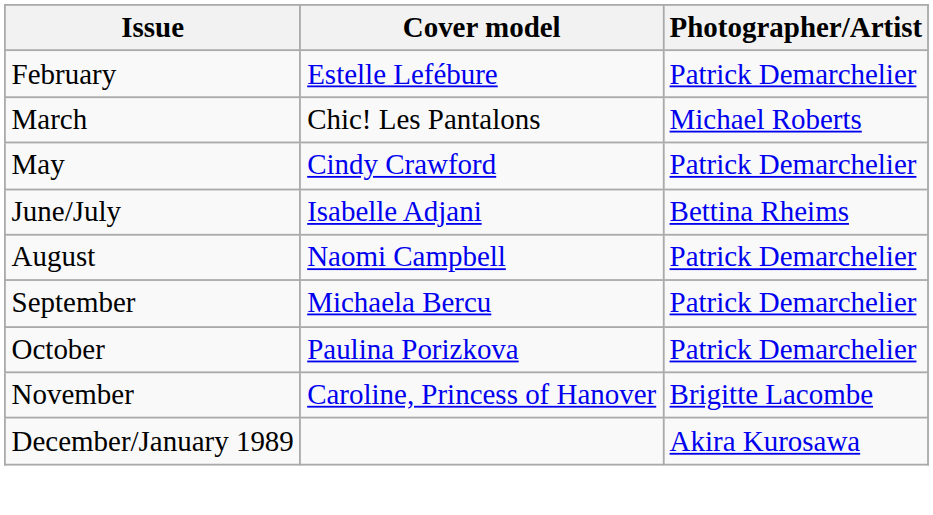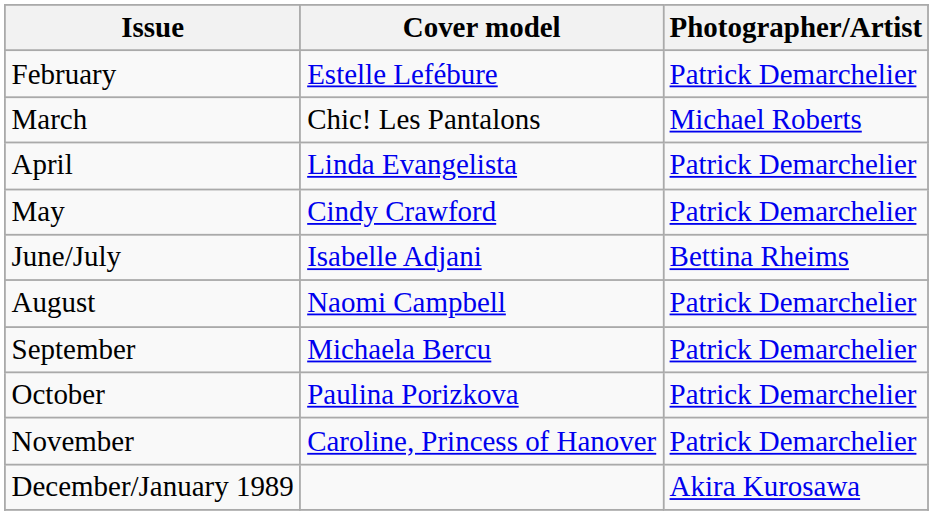+ row: (42, 165)
(771, 394) Brigitte Lacombe -> (793, 440) Patrick Demarchelier
